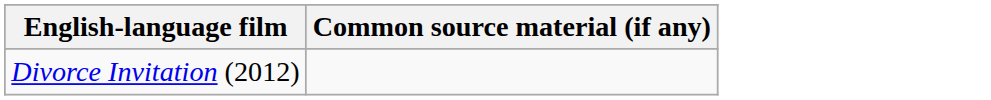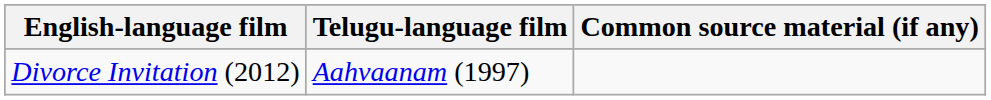+ column: (440, 26)
